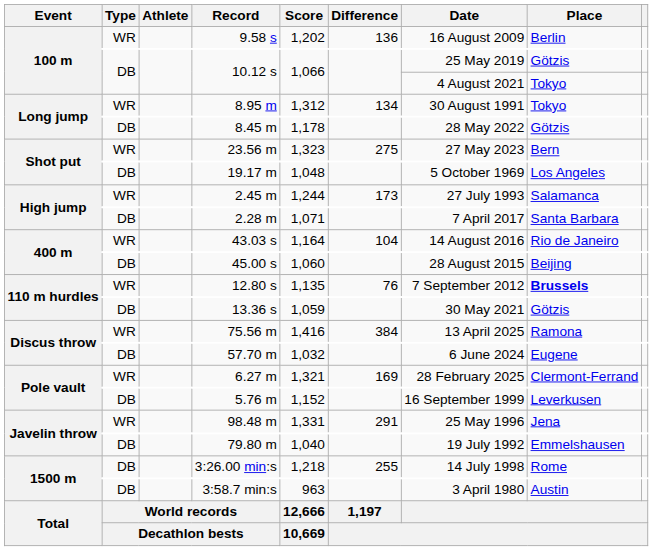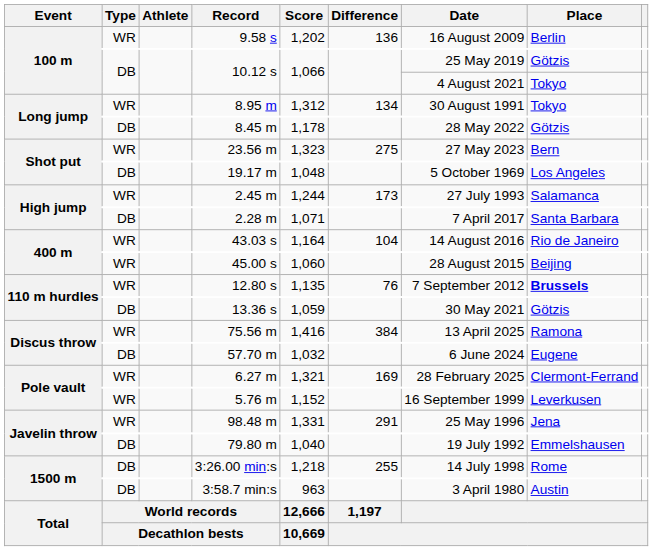(126, 263) DB -> (124, 263) WR
(126, 398) DB -> (124, 398) WR
